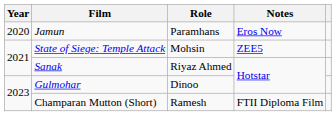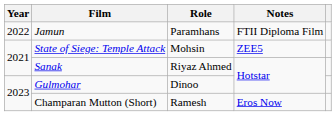(18, 31) 2020 -> (18, 31) 2022
(259, 31) Eros Now -> (280, 31) FTII Diploma Film
(280, 102) FTII Diploma Film -> (259, 102) Eros Now
